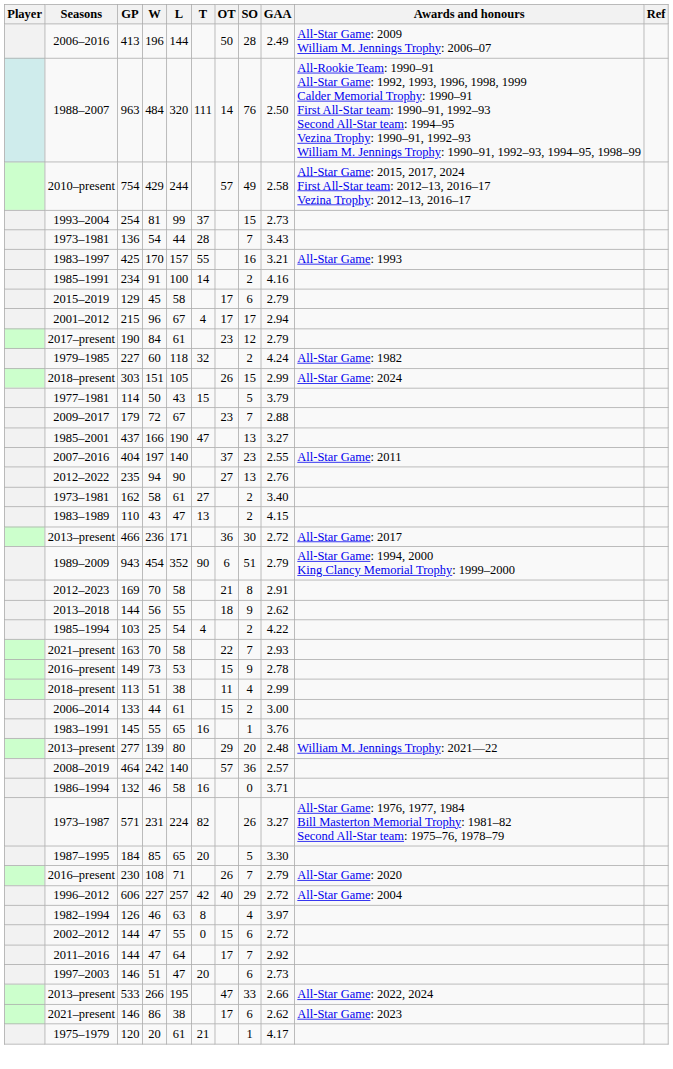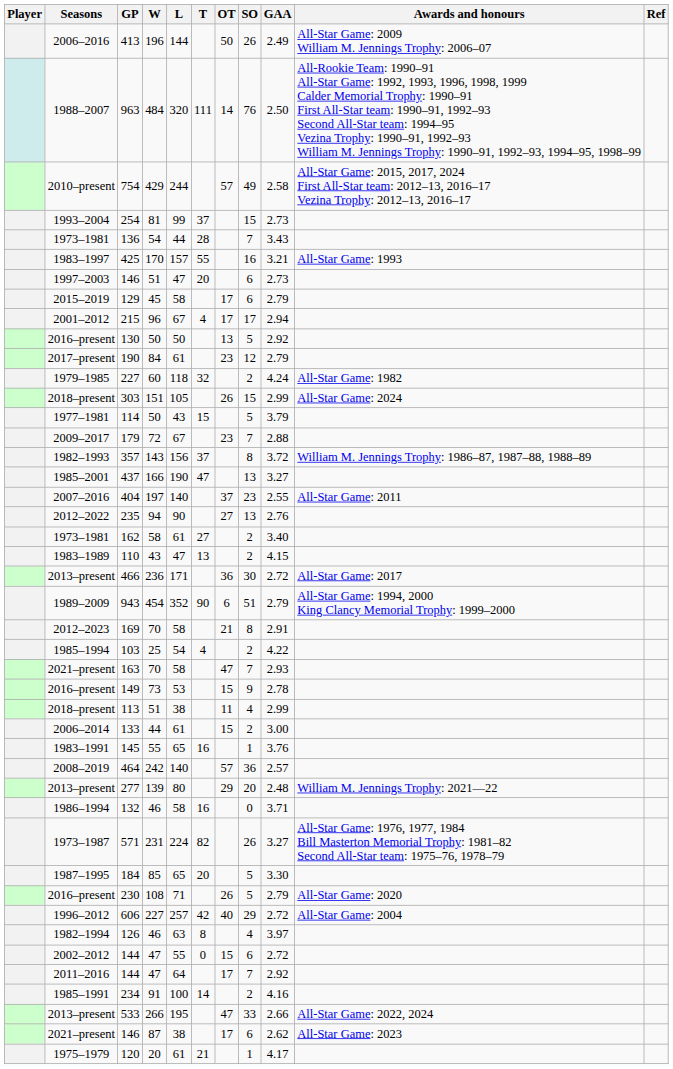(250, 41) 28 -> (250, 41) 26
rows swapped: (81, 279) <-> (81, 974)
+ row: (81, 338)
+ row: (81, 457)
- row: (81, 610)
(227, 649) 22 -> (227, 669) 47
rows swapped: (81, 768) <-> (81, 748)
(250, 875) 7 -> (250, 895) 5
(154, 1014) 86 -> (154, 1033) 87
